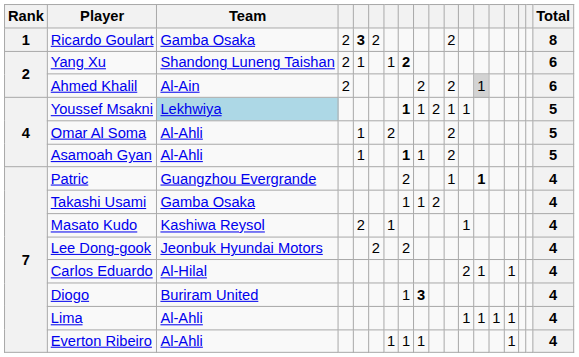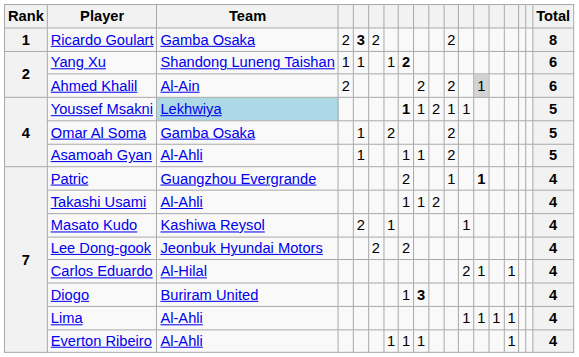(346, 63) 2 -> (346, 63) 1
(182, 133) Al-Ahli -> (208, 133) Gamba Osaka
(406, 156) bold -> (406, 156) normal
(208, 202) Gamba Osaka -> (182, 202) Al-Ahli
